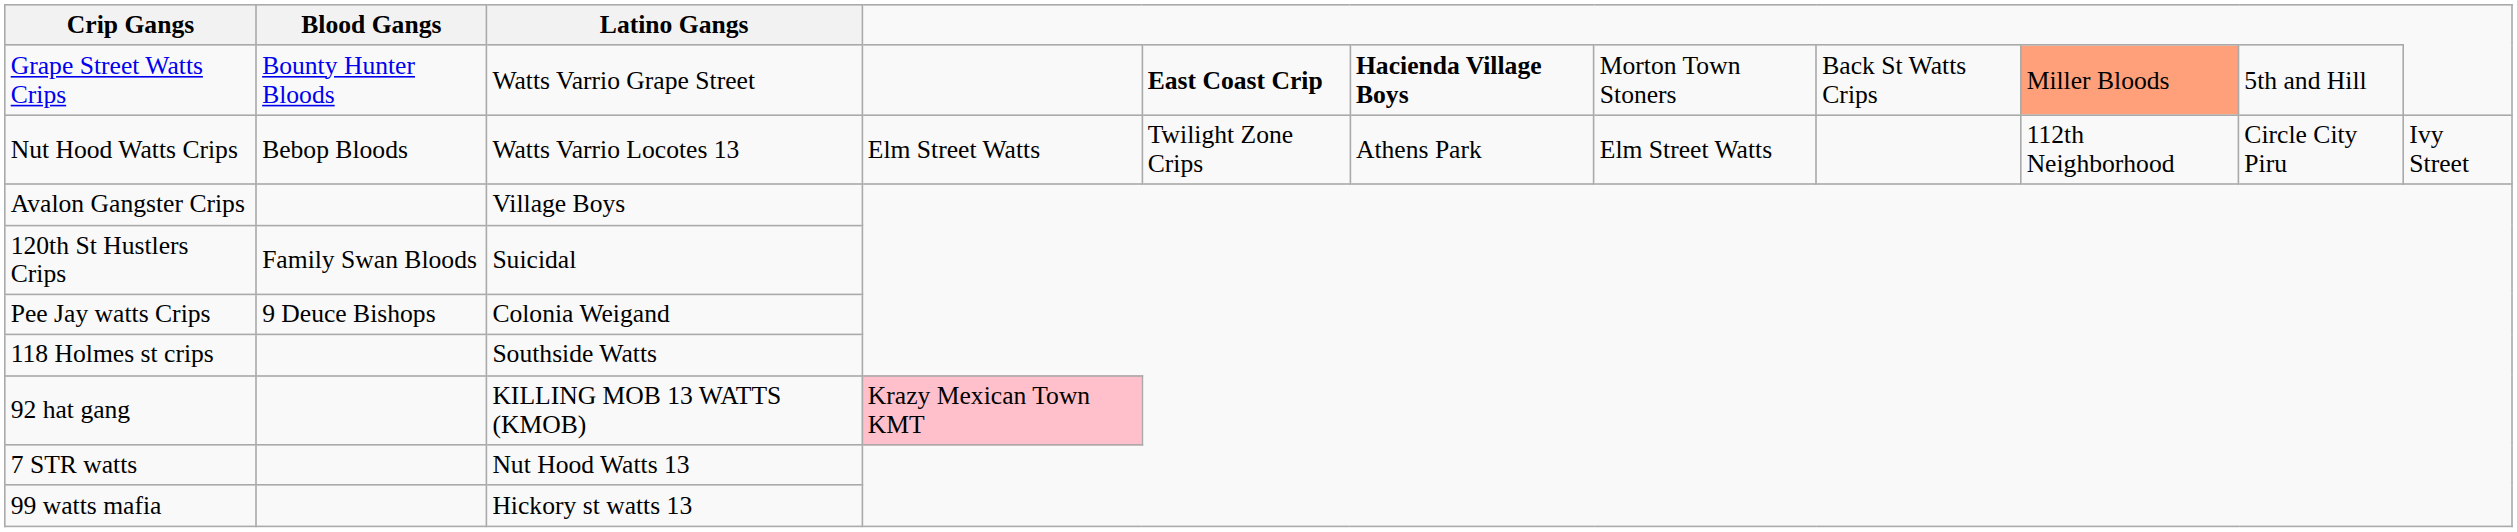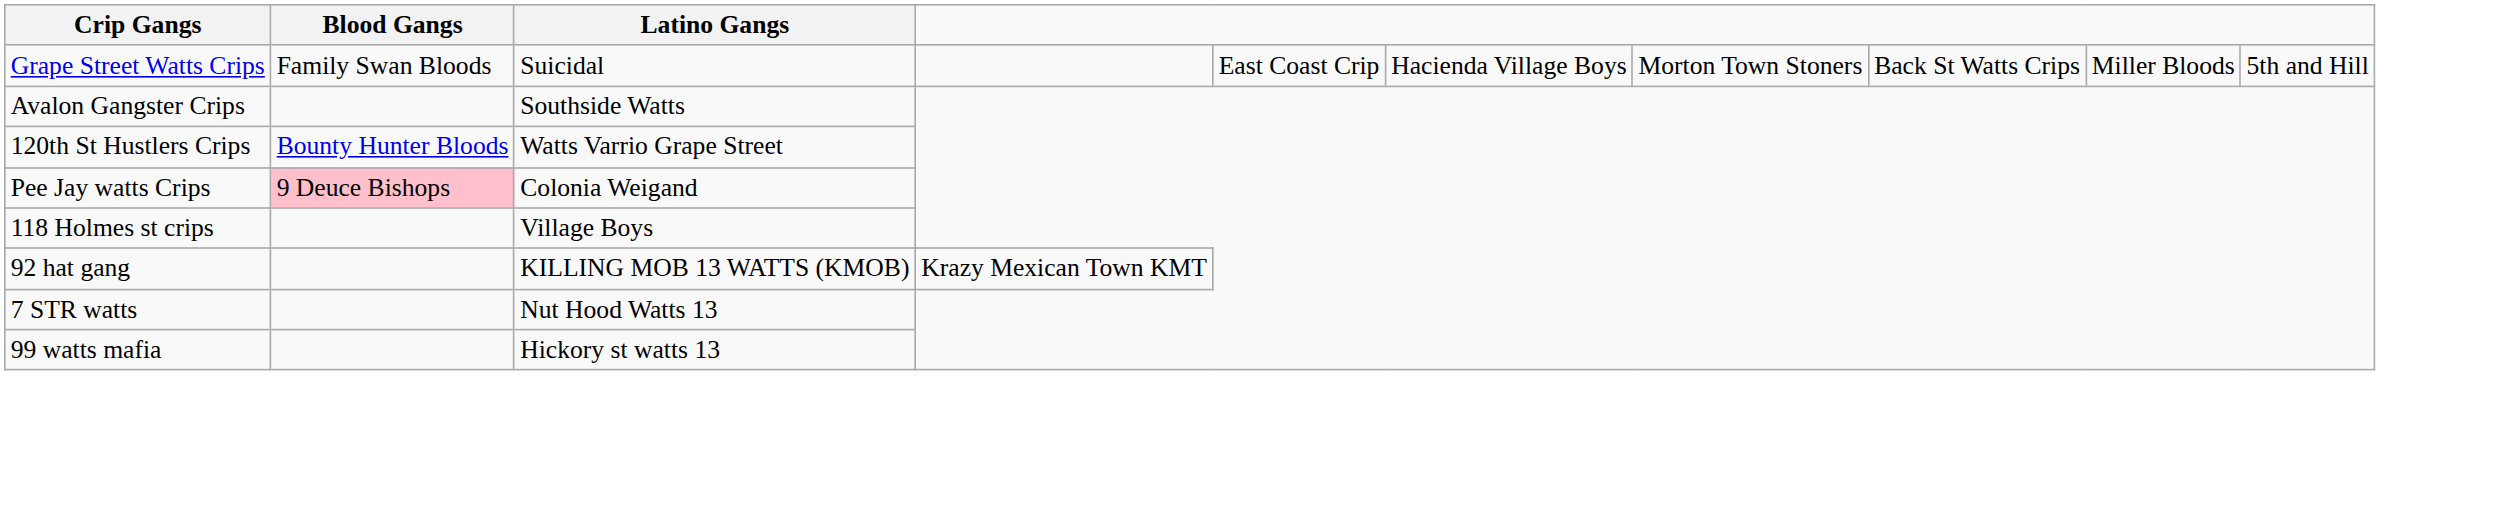(339, 79) Bounty Hunter Bloods -> (384, 65) Family Swan Bloods
(624, 79) Watts Varrio Grape Street -> (562, 65) Suicidal
(1235, 79) bold -> (1299, 65) normal
(1449, 79) bold -> (1509, 65) normal
(2098, 79) lightsalmon background -> (2163, 65) no background
- row: (124, 149)
(559, 204) Village Boys -> (603, 106) Southside Watts
(370, 259) Family Swan Bloods -> (393, 146) Bounty Hunter Bloods
(534, 259) Suicidal -> (652, 146) Watts Varrio Grape Street
(349, 314) no background -> (363, 187) pink background
(575, 354) Southside Watts -> (587, 227) Village Boys
(979, 409) pink background -> (1064, 268) no background
